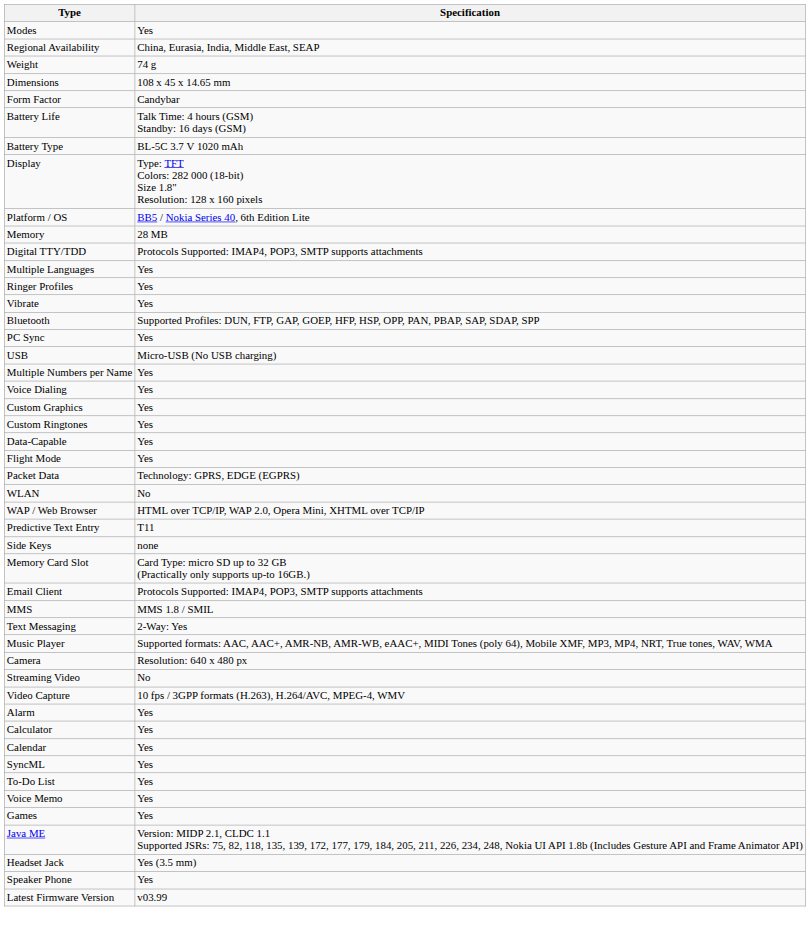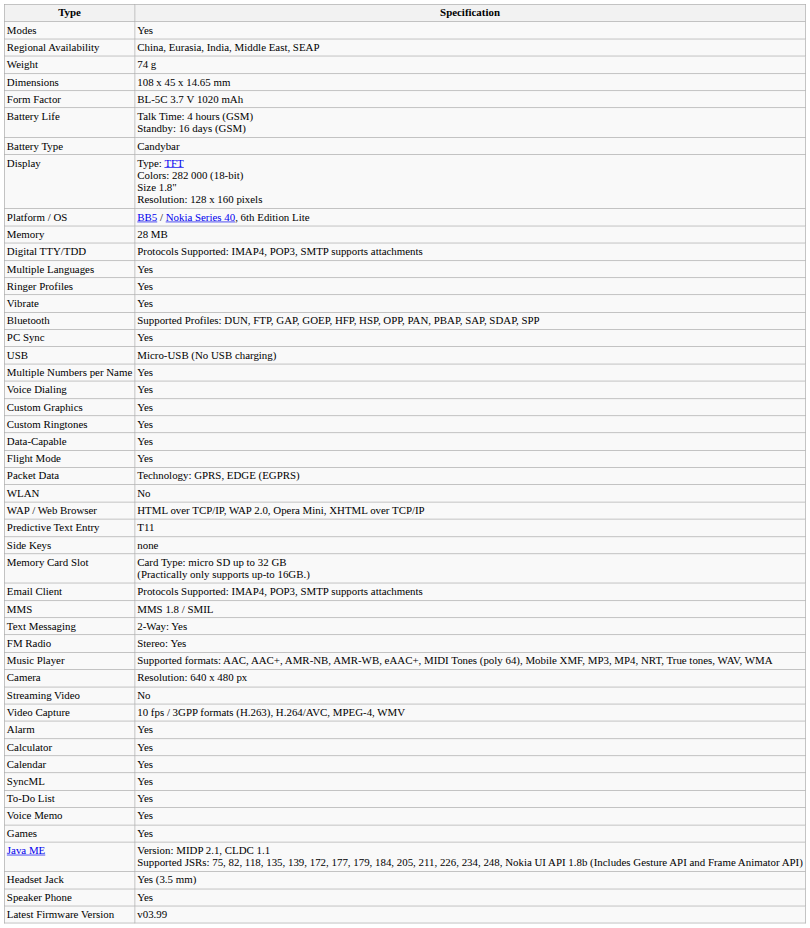(158, 99) Candybar -> (190, 99) BL-5C 3.7 V 1020 mAh
(190, 146) BL-5C 3.7 V 1020 mAh -> (158, 146) Candybar
+ row: (29, 643)
